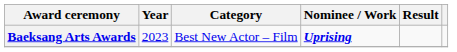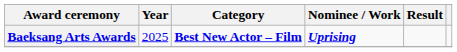(155, 36) 2023 -> (155, 36) 2025
(236, 36) normal -> (238, 36) bold
